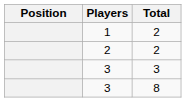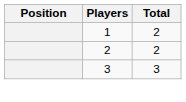- row: (107, 87)
